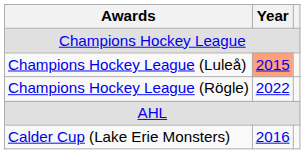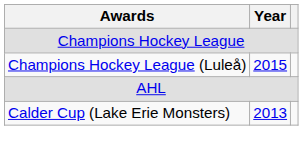(273, 64) lightsalmon background -> (270, 64) no background
- row: (128, 88)
(273, 137) 2016 -> (270, 112) 2013
